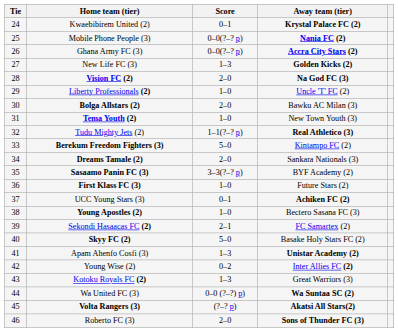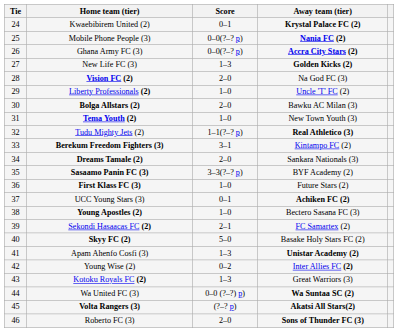(323, 78) bold -> (323, 78) normal
(225, 145) 5–0 -> (225, 145) 3–1
